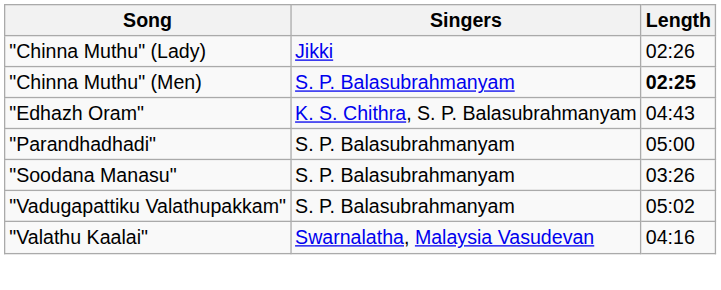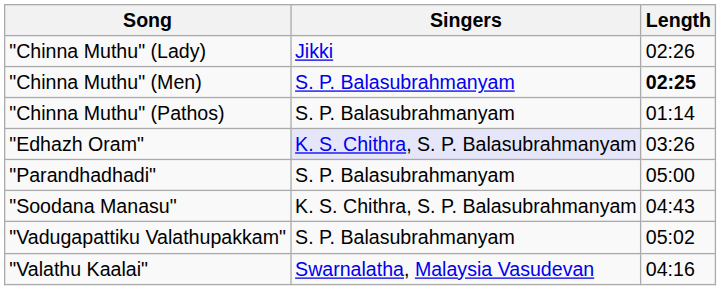+ row: (117, 113)
(466, 113) no background -> (466, 145) lavender background
(670, 113) 04:43 -> (670, 145) 03:26
(405, 176) S. P. Balasubrahmanyam -> (466, 207) K. S. Chithra, S. P. Balasubrahmanyam
(670, 176) 03:26 -> (670, 207) 04:43
